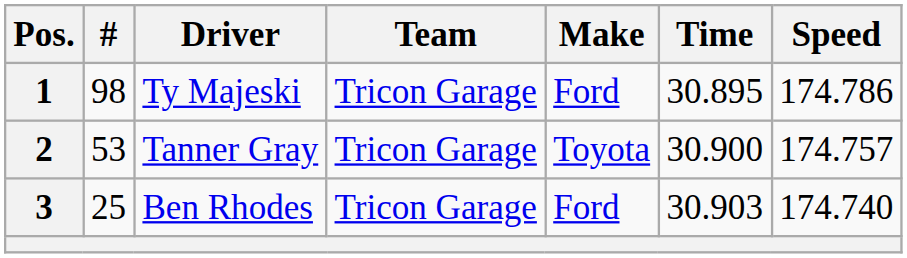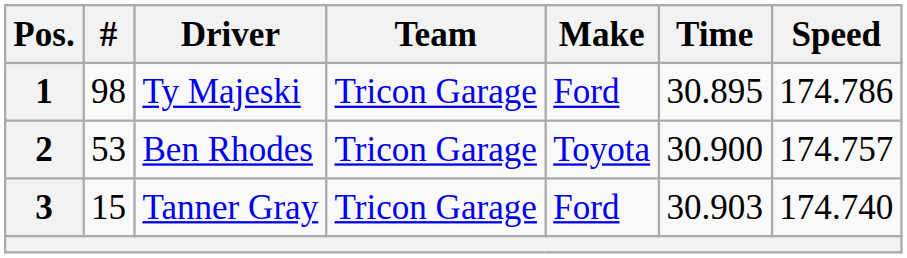(230, 149) Tanner Gray -> (228, 149) Ben Rhodes
(109, 207) 25 -> (109, 207) 15
(228, 207) Ben Rhodes -> (230, 207) Tanner Gray
